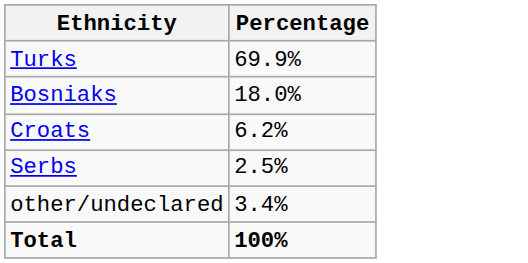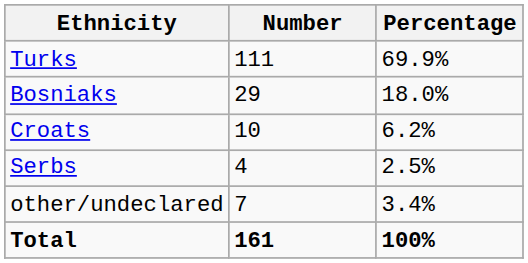+ column: (303, 23)
